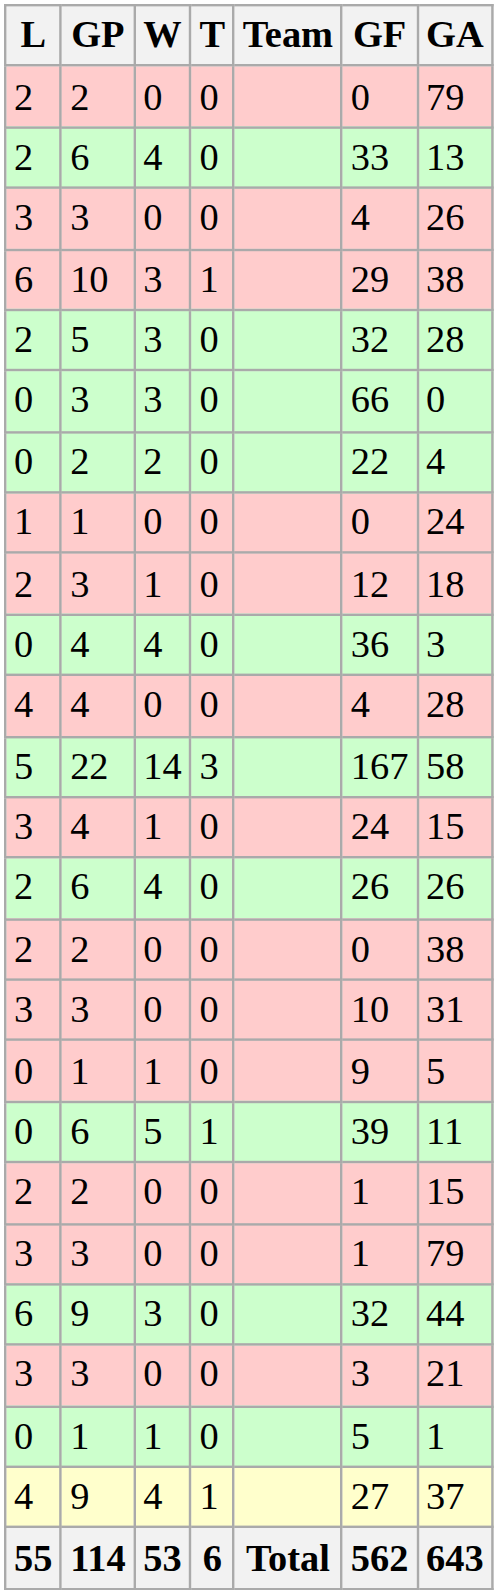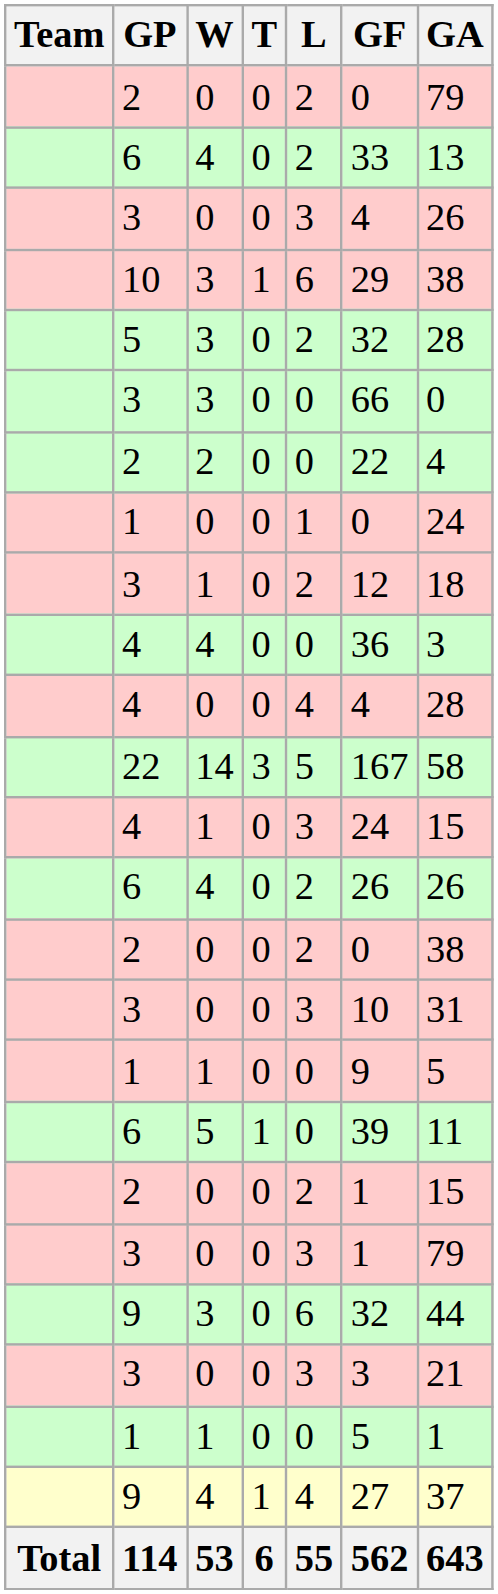columns swapped: (288, 34) <-> (33, 34)
